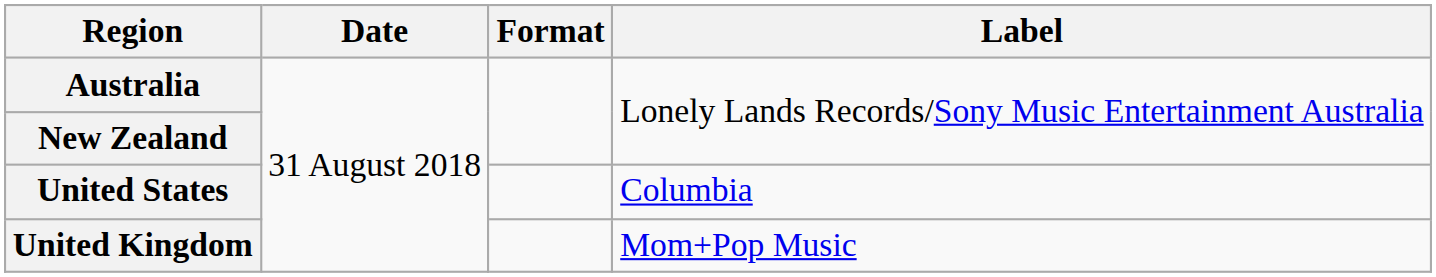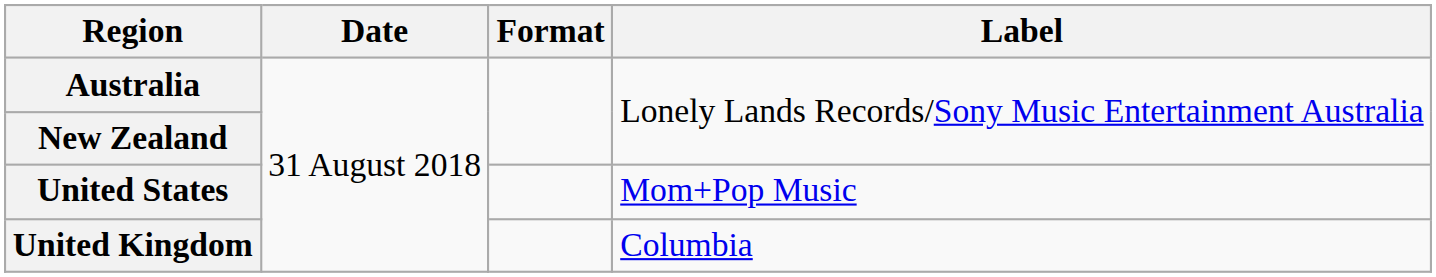(686, 191) Columbia -> (738, 191) Mom+Pop Music
(738, 244) Mom+Pop Music -> (686, 244) Columbia
